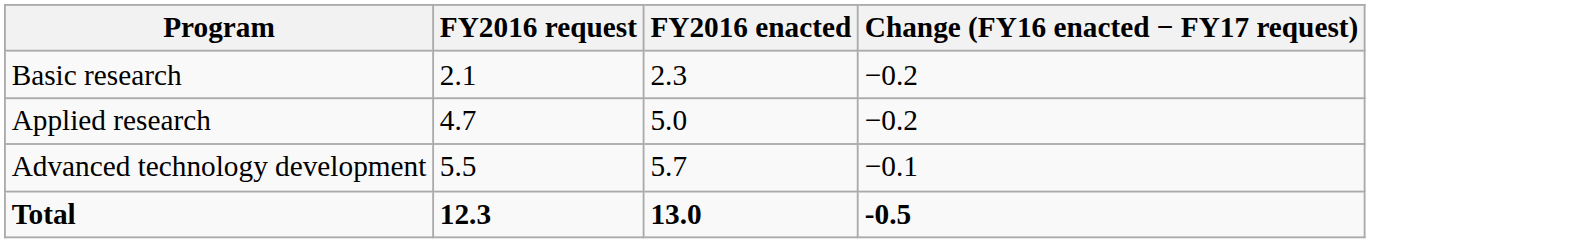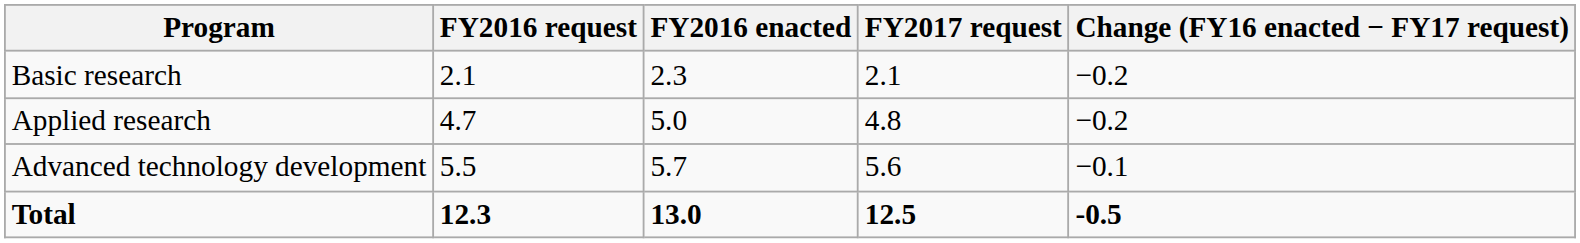+ column: (963, 27)
